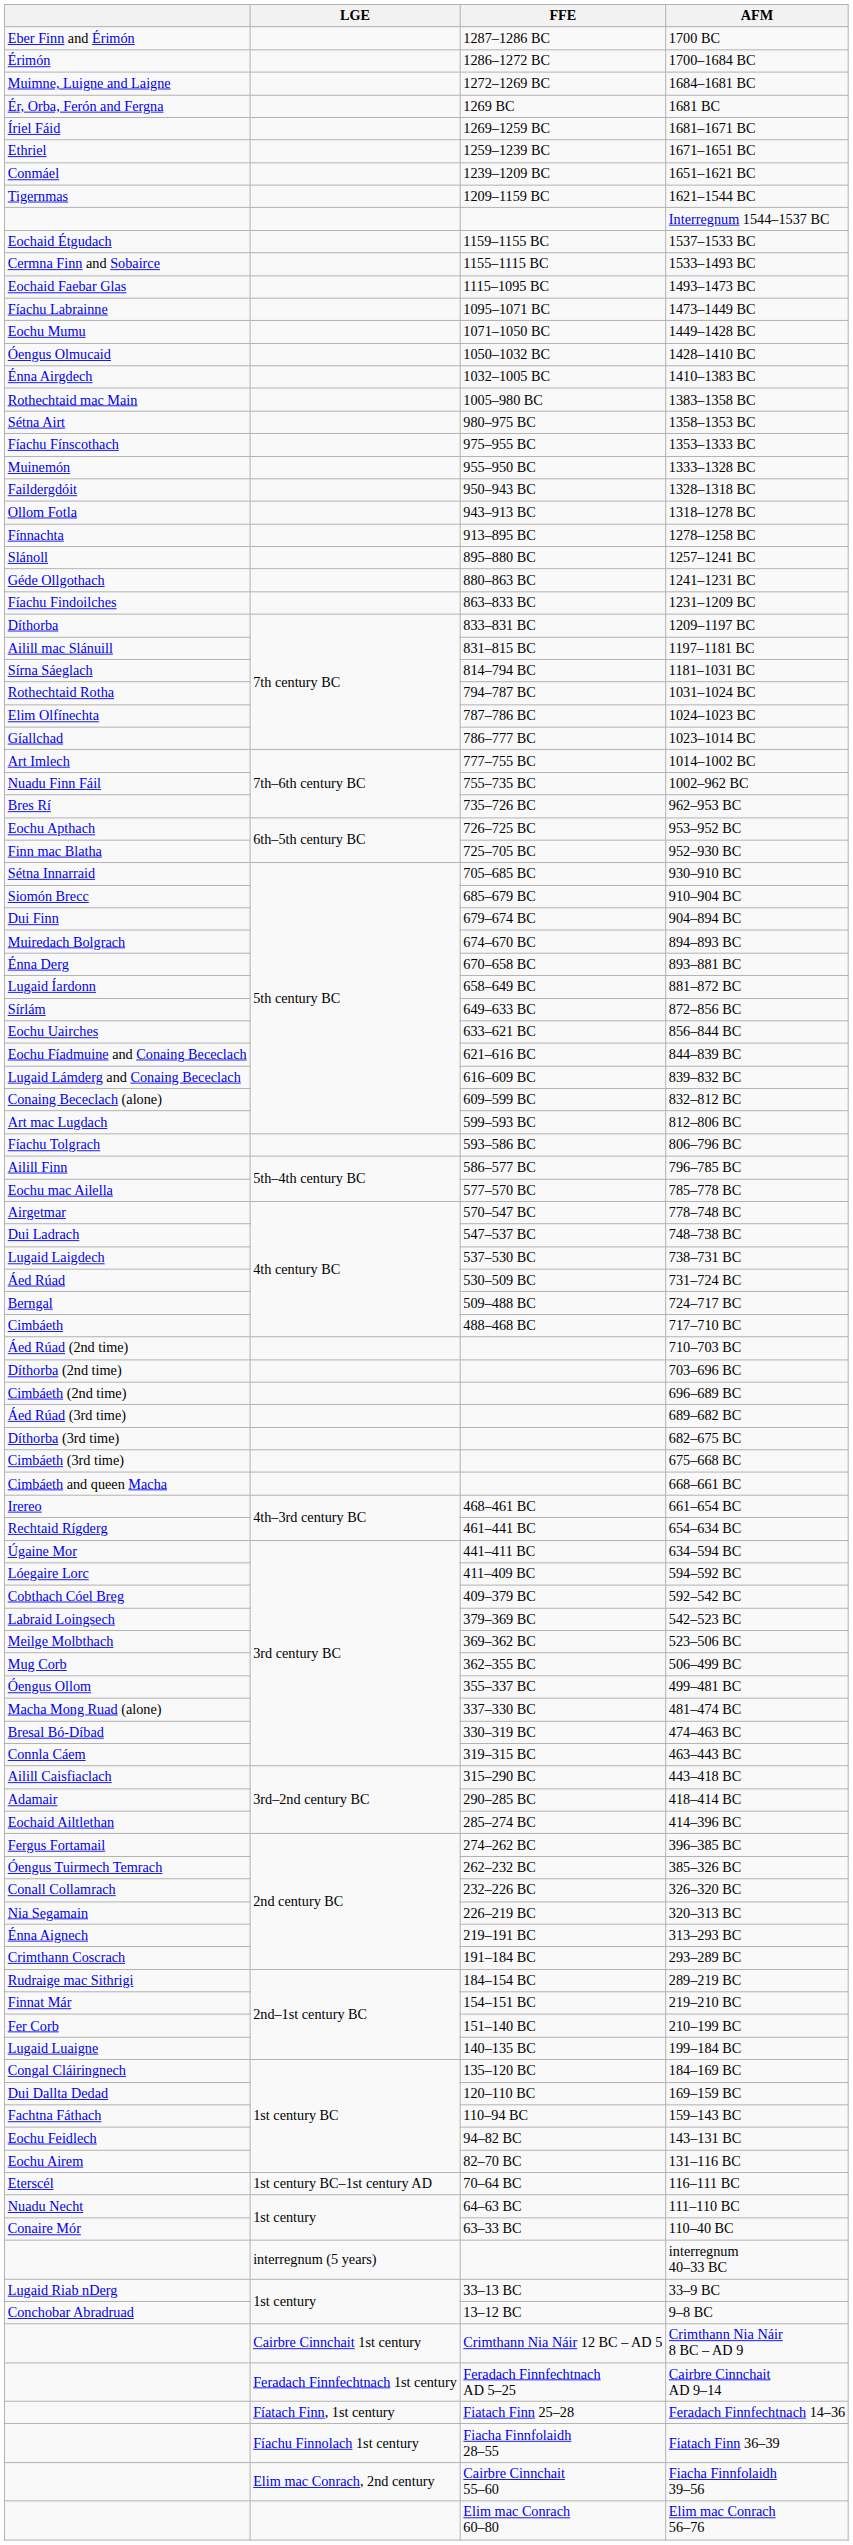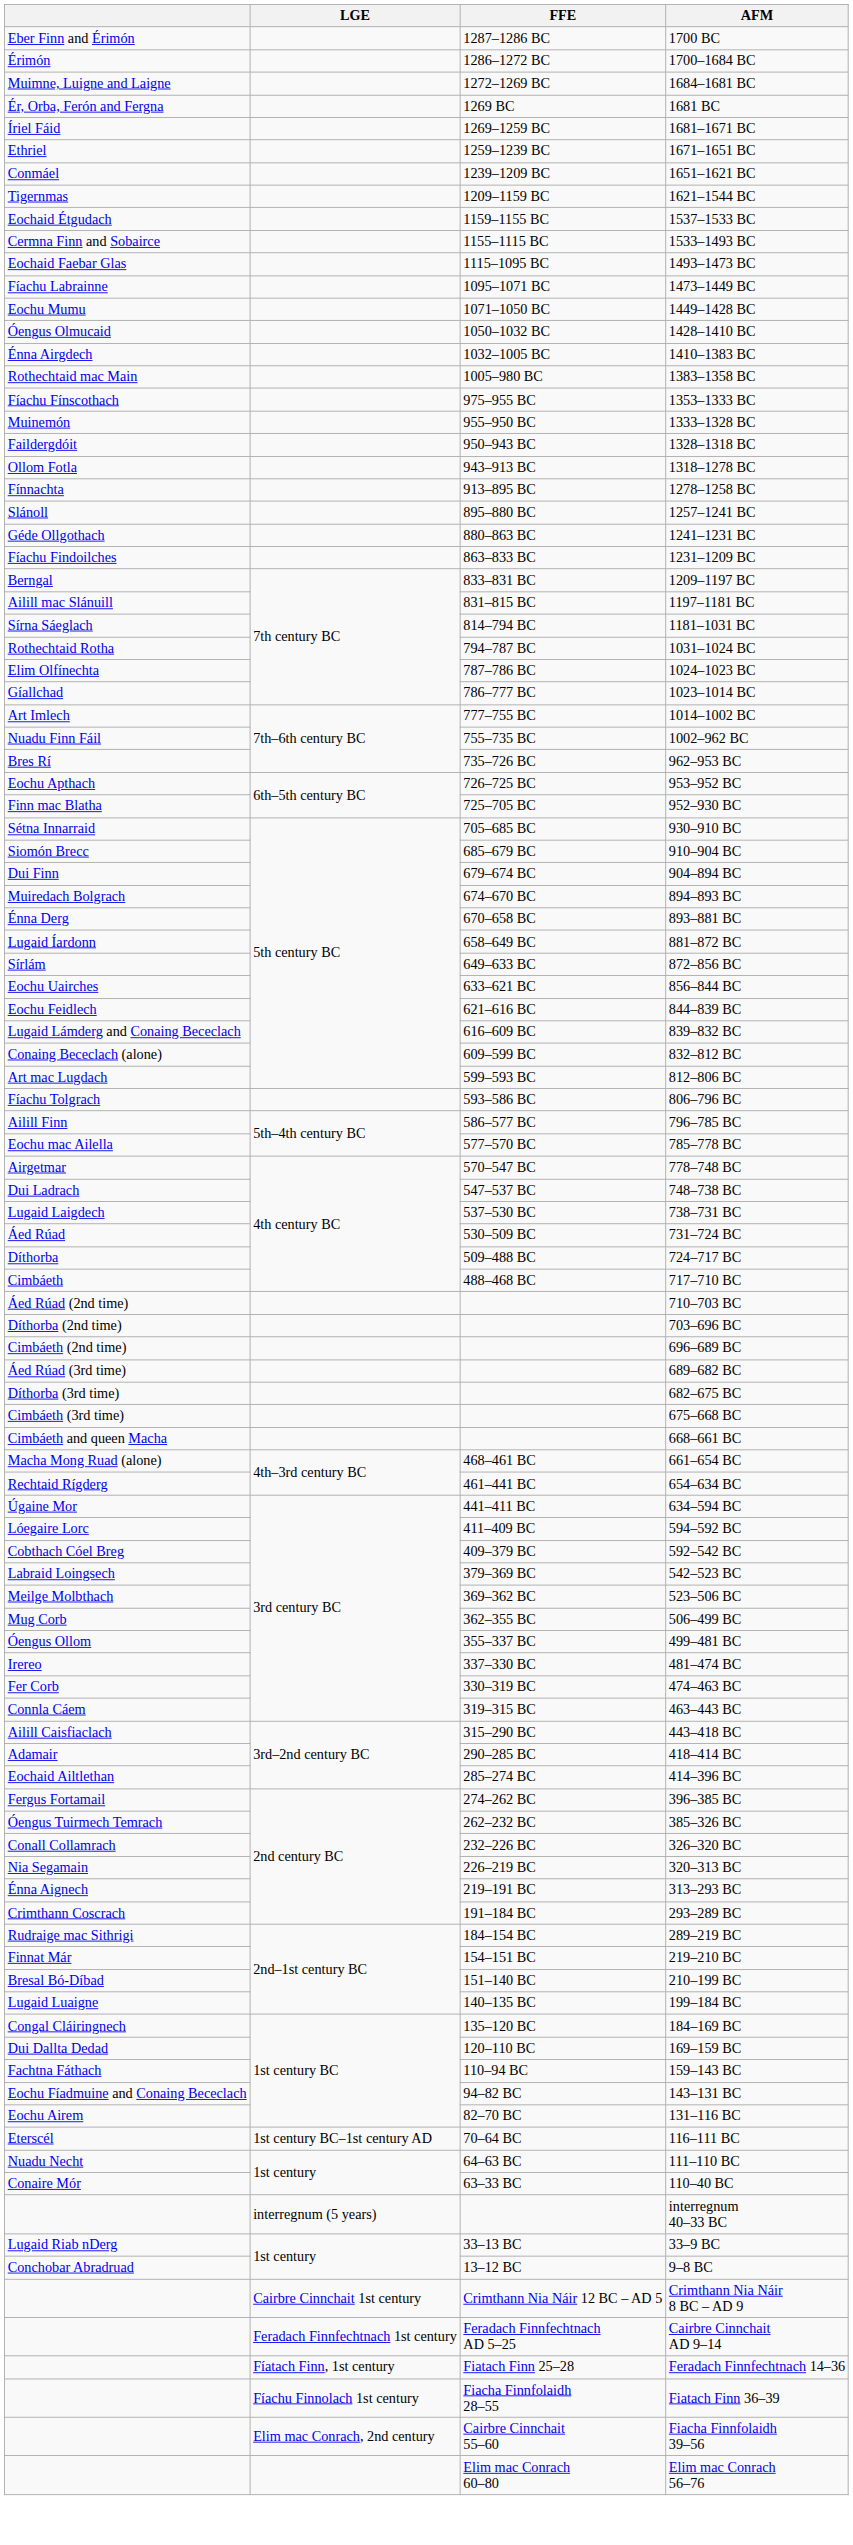- row: (749, 219)
- row: (712, 422)
(33, 625) Díthorba -> (30, 580) Berngal
(127, 1054) Eochu Fíadmuine and Conaing Bececlach -> (52, 1009) Eochu Feidlech
(30, 1303) Berngal -> (33, 1257) Díthorba
(25, 1506) Irereo -> (85, 1461) Macha Mong Ruad (alone)
(85, 1709) Macha Mong Ruad (alone) -> (25, 1664) Irereo
(56, 1732) Bresal Bó-Díbad -> (33, 1686) Fer Corb
(33, 2025) Fer Corb -> (56, 1980) Bresal Bó-Díbad
(52, 2138) Eochu Feidlech -> (127, 2093) Eochu Fíadmuine and Conaing Bececlach
